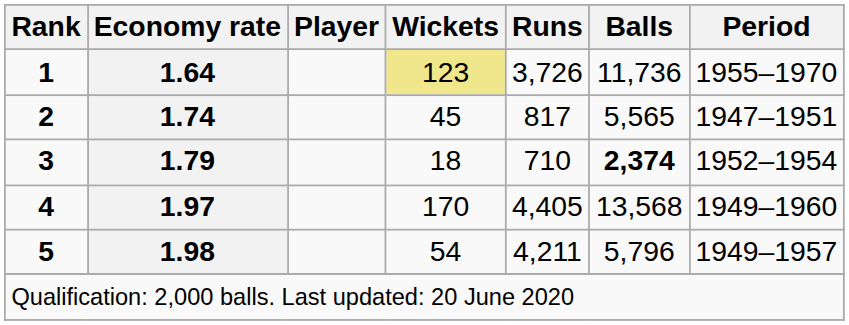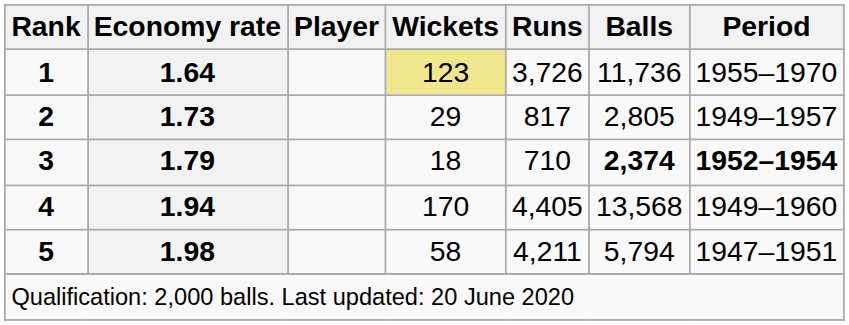(187, 116) 1.74 -> (187, 116) 1.73
(446, 116) 45 -> (446, 116) 29
(639, 116) 5,565 -> (639, 116) 2,805
(766, 116) 1947–1951 -> (766, 116) 1949–1957
(766, 161) normal -> (766, 161) bold
(187, 206) 1.97 -> (187, 206) 1.94
(446, 251) 54 -> (446, 251) 58
(639, 251) 5,796 -> (639, 251) 5,794
(766, 251) 1949–1957 -> (766, 251) 1947–1951
